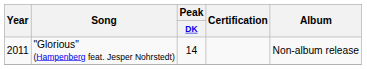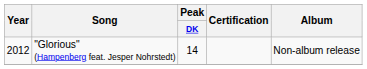(18, 50) 2011 -> (18, 50) 2012
